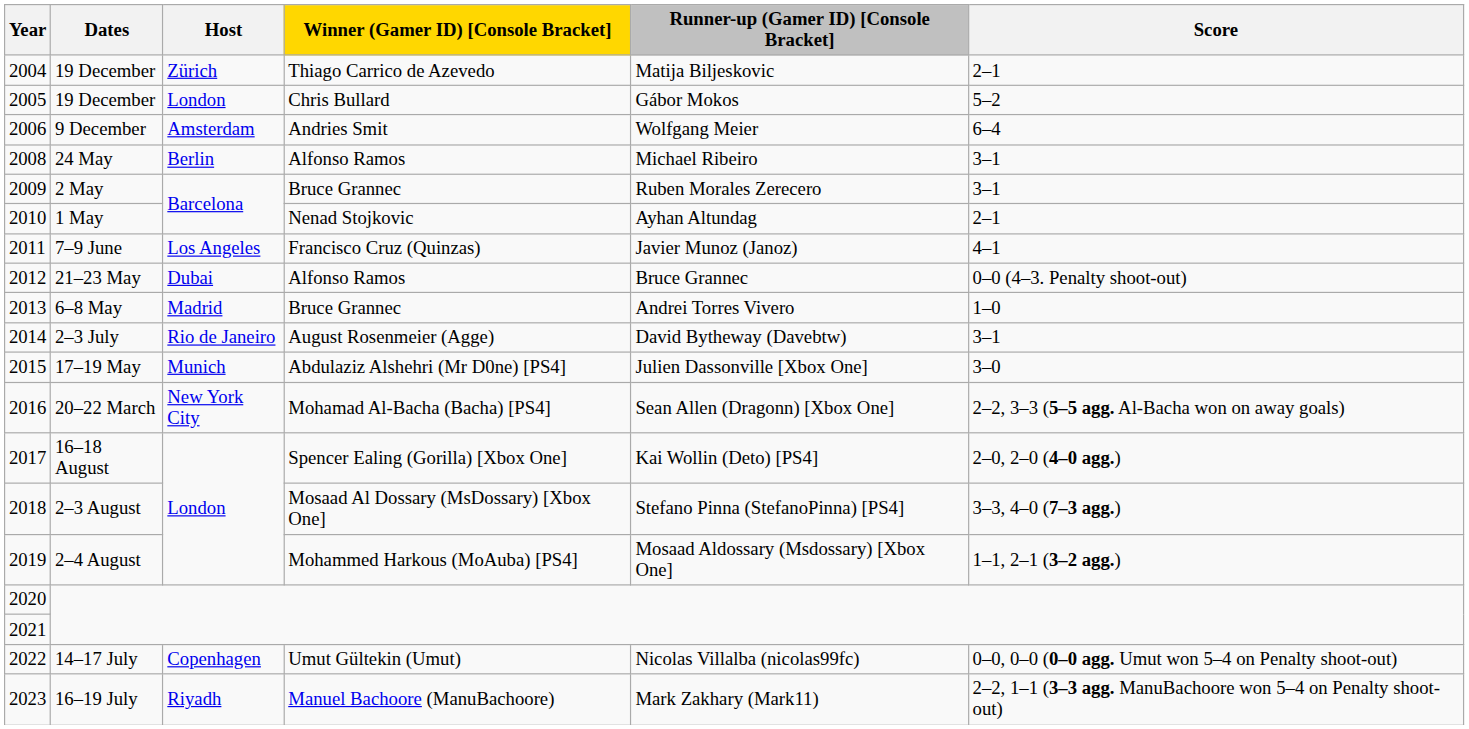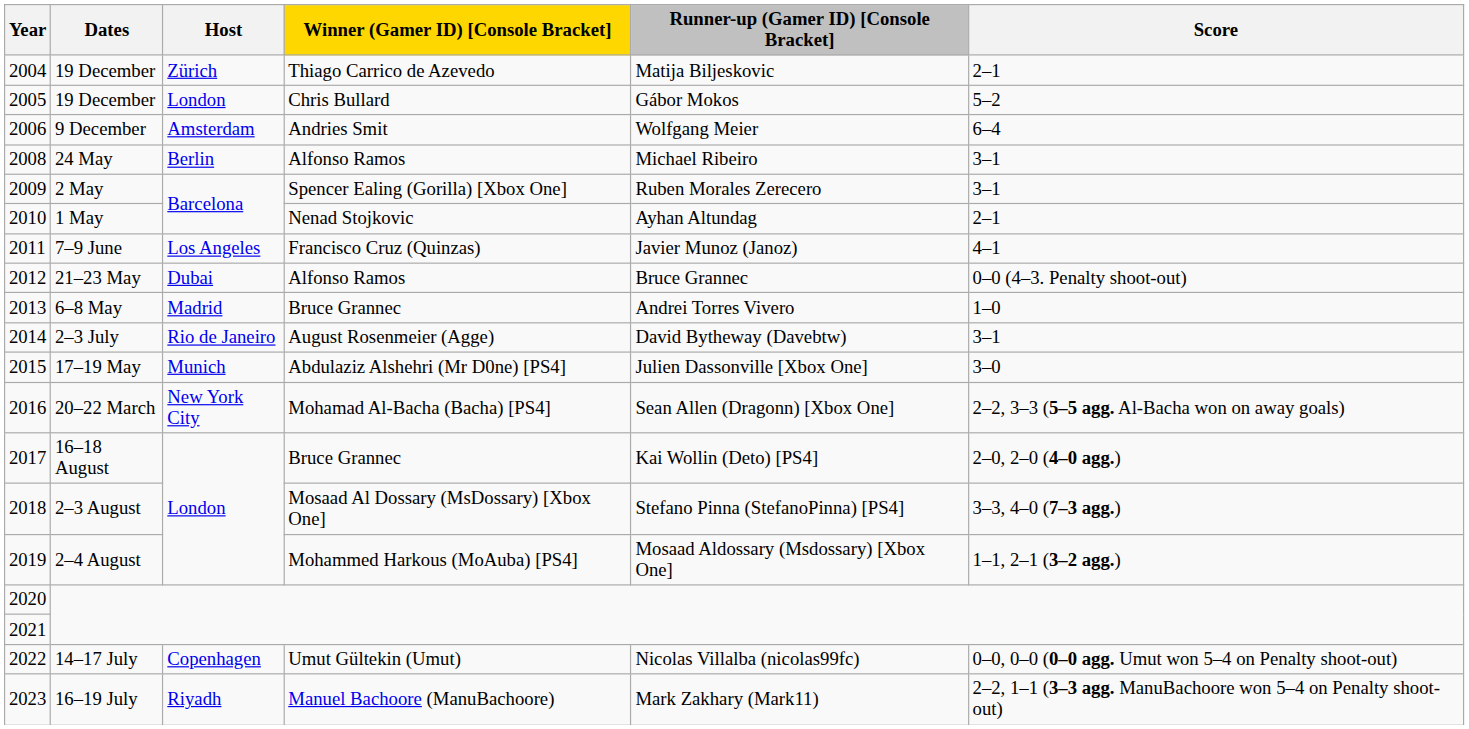(345, 188) Bruce Grannec -> (428, 188) Spencer Ealing (Gorilla) [Xbox One]
(428, 457) Spencer Ealing (Gorilla) [Xbox One] -> (345, 457) Bruce Grannec
